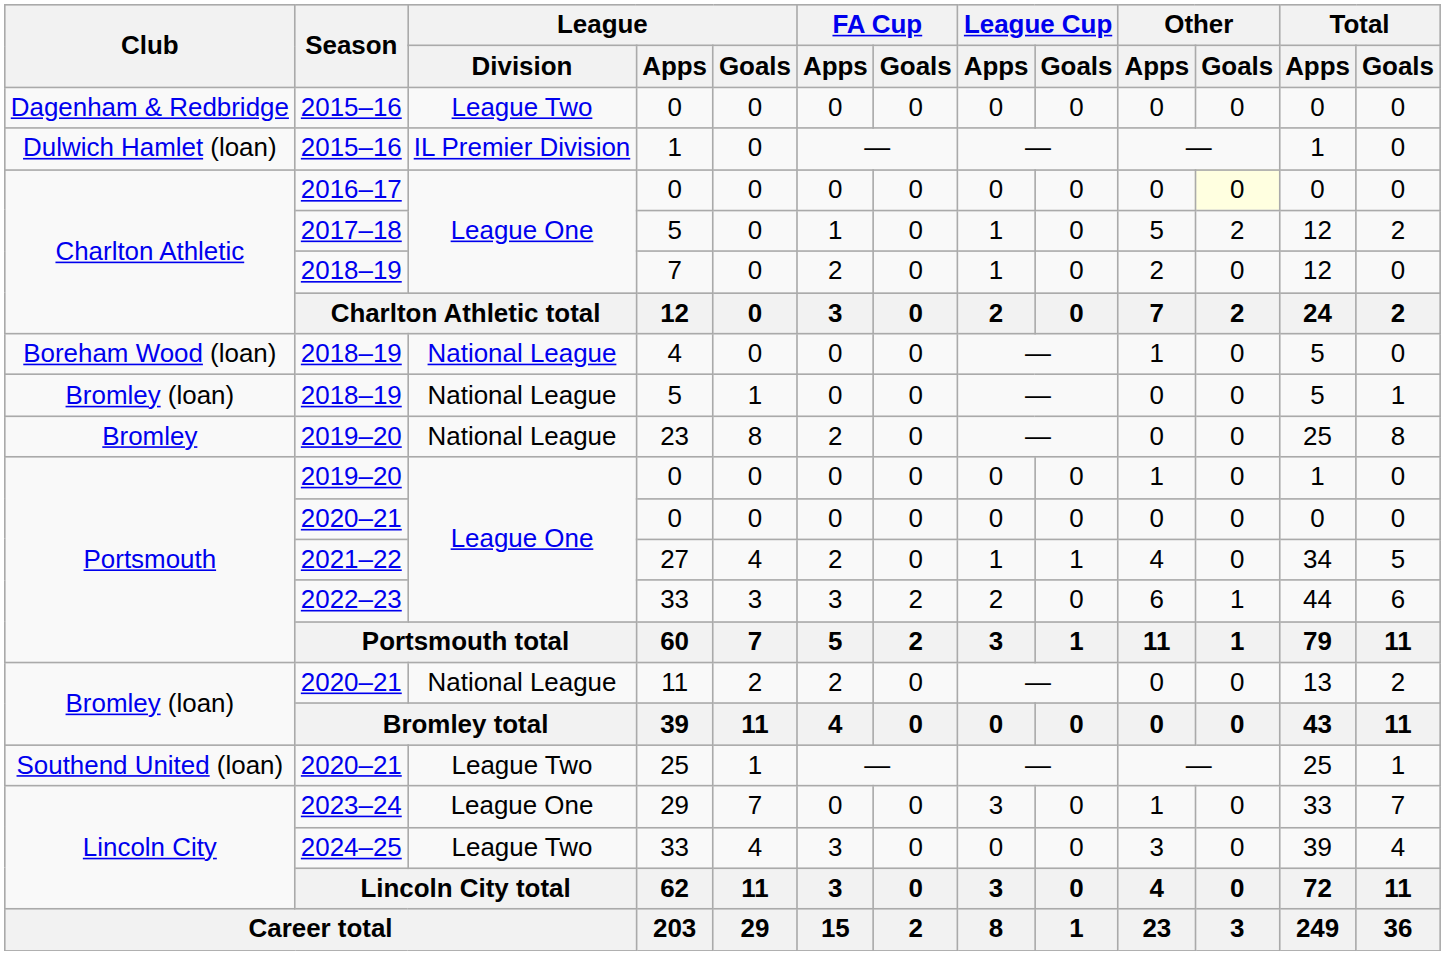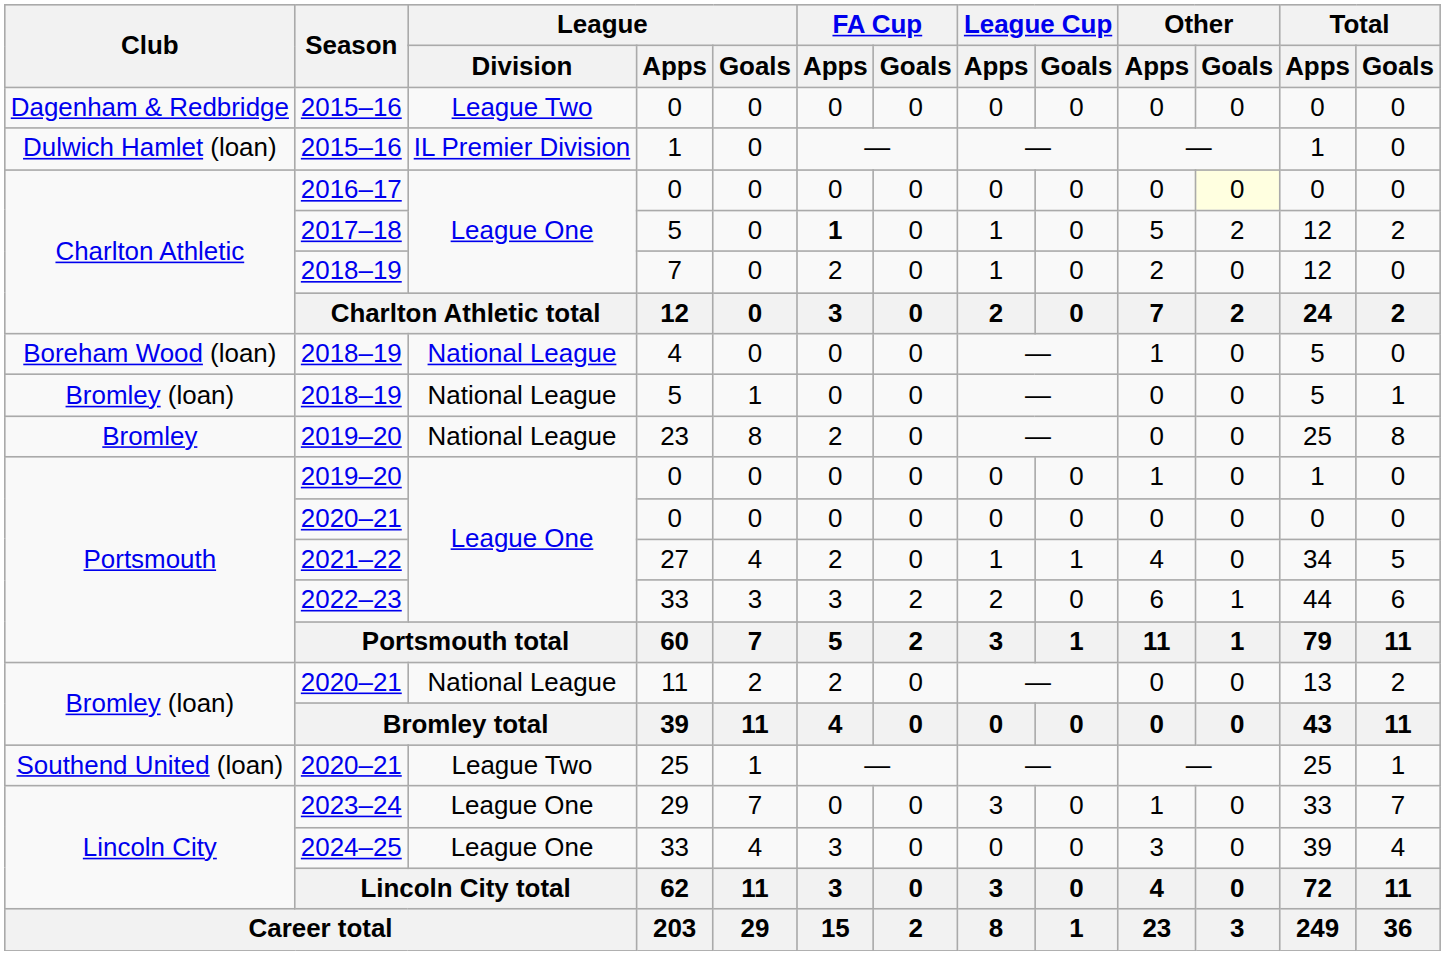(835, 230) normal -> (835, 230) bold
(522, 847) League Two -> (522, 847) League One
